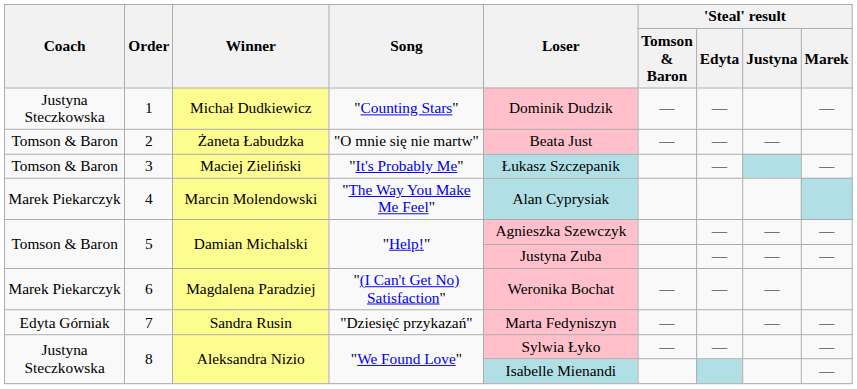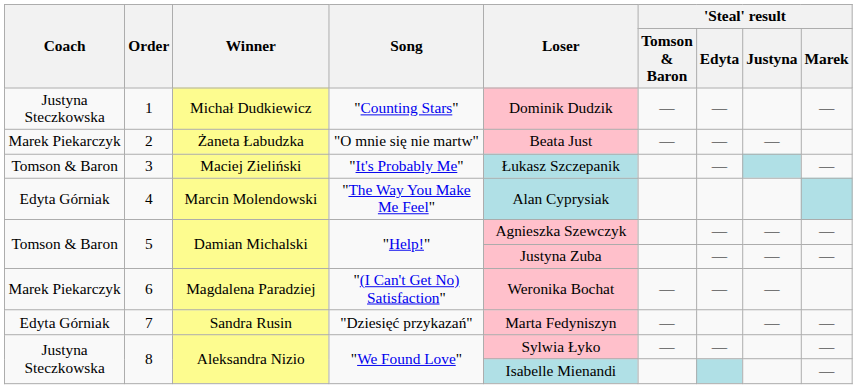(65, 141) Tomson & Baron -> (65, 141) Marek Piekarczyk
(65, 198) Marek Piekarczyk -> (65, 198) Edyta Górniak
